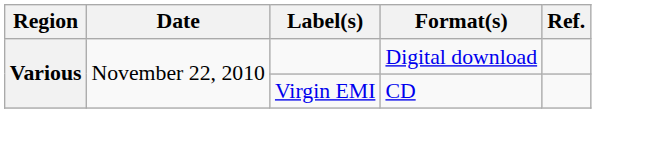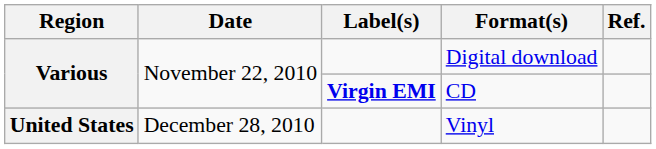(325, 90) normal -> (381, 90) bold
+ row: (470, 125)
